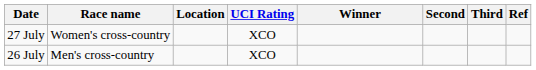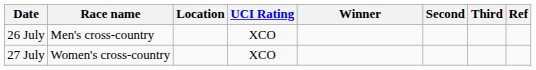rows swapped: (26, 55) <-> (26, 34)
